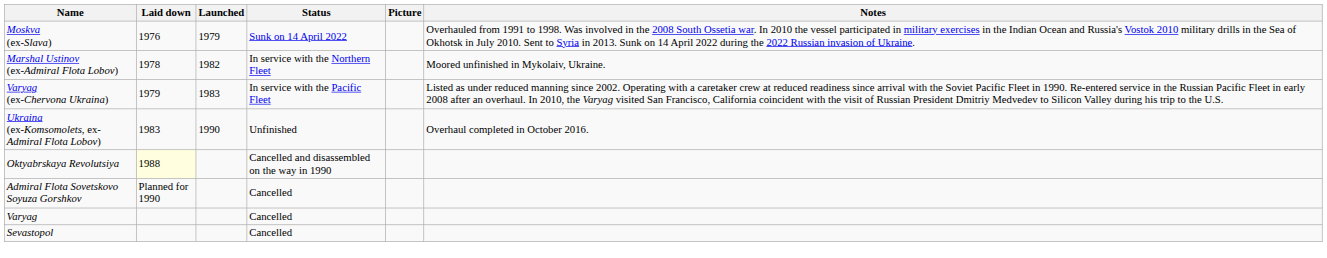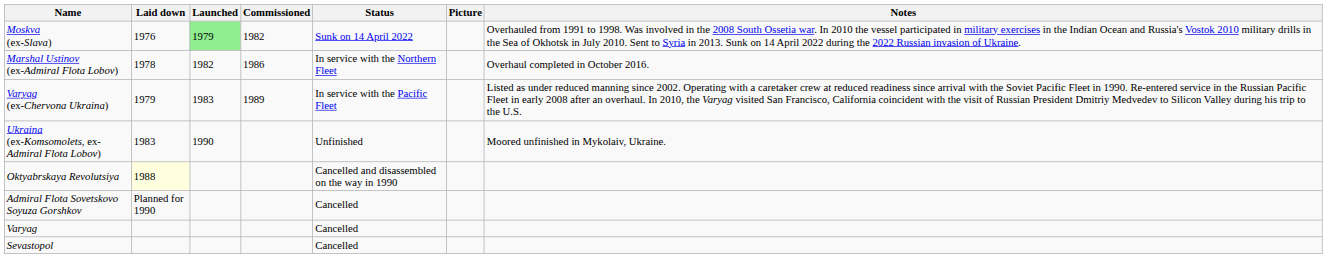+ column: (277, 13)
(209, 36) no background -> (203, 36) lightgreen background
(516, 65) Moored unfinished in Mykolaiv, Ukraine. -> (568, 65) Overhaul completed in October 2016.
(507, 129) Overhaul completed in October 2016. -> (576, 141) Moored unfinished in Mykolaiv, Ukraine.
